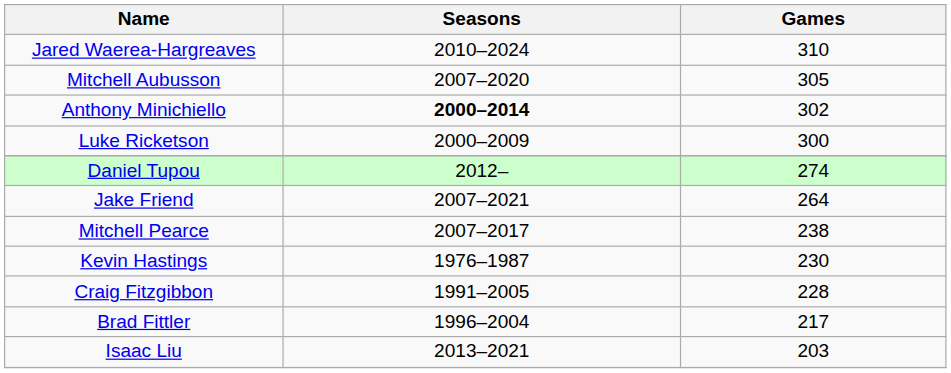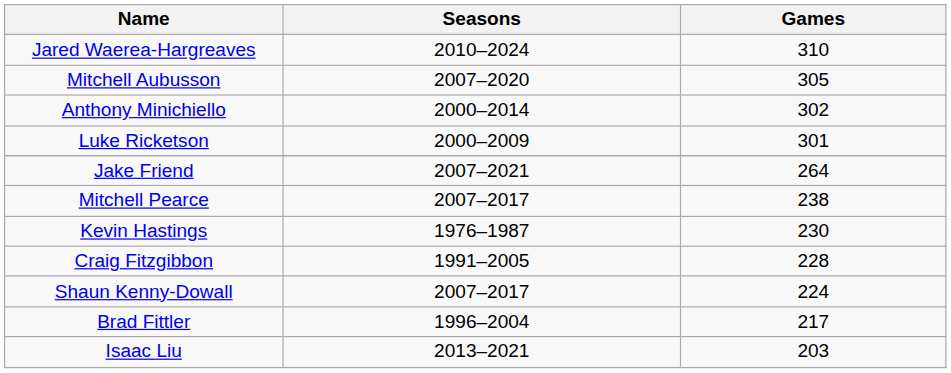(482, 110) bold -> (482, 110) normal
(813, 140) 300 -> (813, 140) 301
- row: (144, 170)
+ row: (144, 291)
